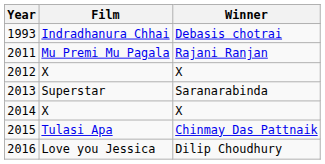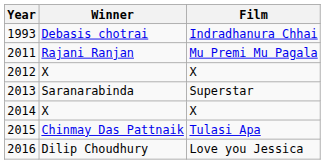columns swapped: (105, 14) <-> (246, 14)
